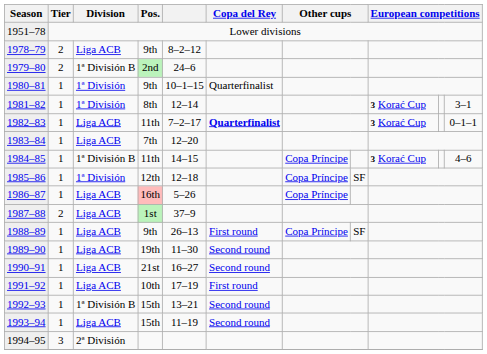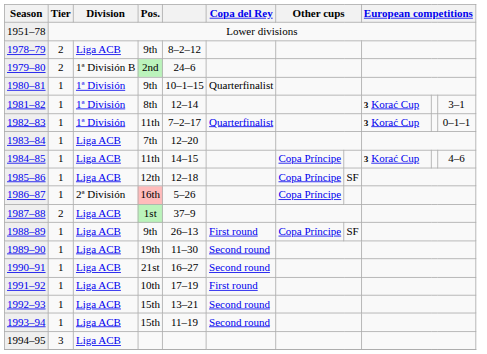(98, 122) Liga ACB -> (101, 122) 1ª División
(245, 122) bold -> (241, 122) normal
(106, 158) 1ª División B -> (98, 158) Liga ACB
(101, 176) 1ª División -> (98, 176) Liga ACB
(98, 194) Liga ACB -> (101, 194) 2ª División
(106, 303) 1ª División B -> (98, 303) Liga ACB
(101, 340) 2ª División -> (98, 340) Liga ACB
